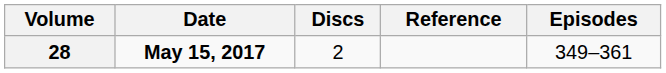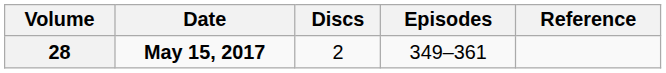columns swapped: (594, 20) <-> (454, 20)
